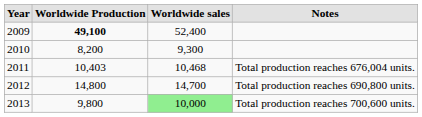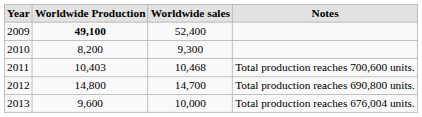(325, 67) Total production reaches 676,004 units. -> (325, 67) Total production reaches 700,600 units.
(90, 103) 9,800 -> (90, 103) 9,600
(190, 103) lightgreen background -> (190, 103) no background
(325, 103) Total production reaches 700,600 units. -> (325, 103) Total production reaches 676,004 units.
